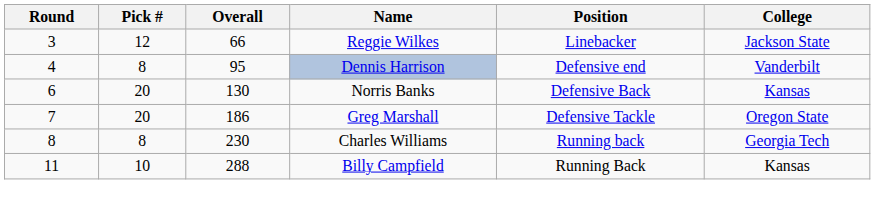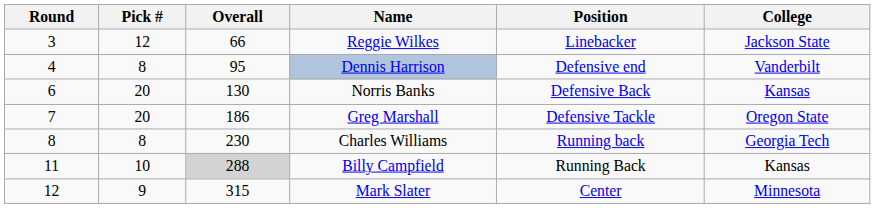(238, 166) no background -> (238, 166) lightgrey background
+ row: (393, 191)
